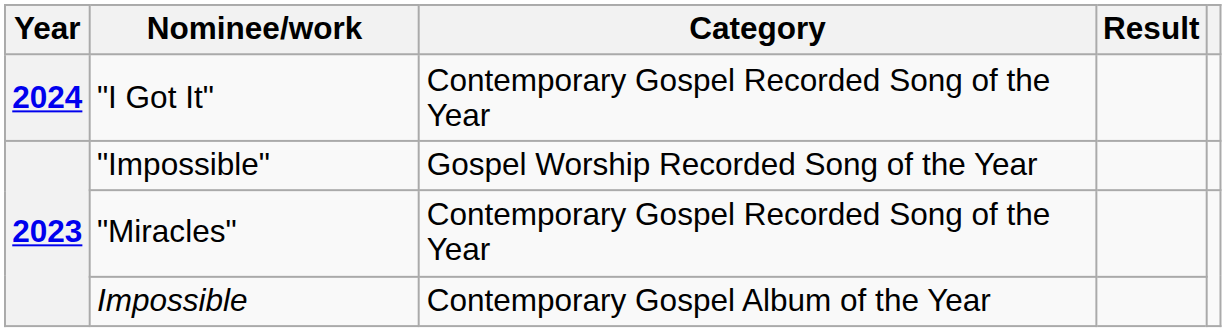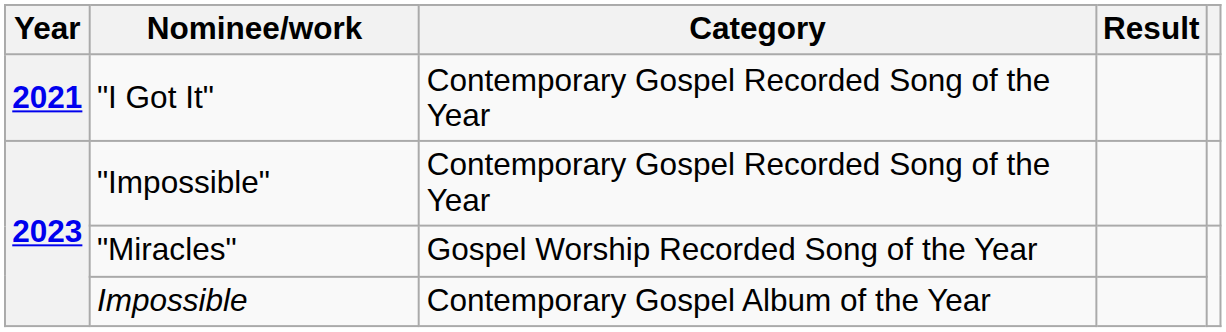(47, 97) 2024 -> (47, 97) 2021
(732, 164) Gospel Worship Recorded Song of the Year -> (739, 182) Contemporary Gospel Recorded Song of the Year
(739, 232) Contemporary Gospel Recorded Song of the Year -> (732, 250) Gospel Worship Recorded Song of the Year
